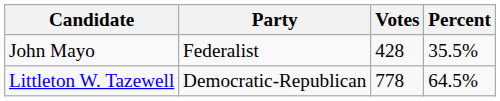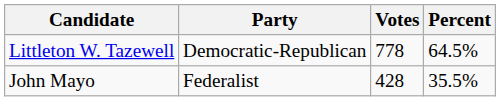rows swapped: (92, 80) <-> (52, 50)
